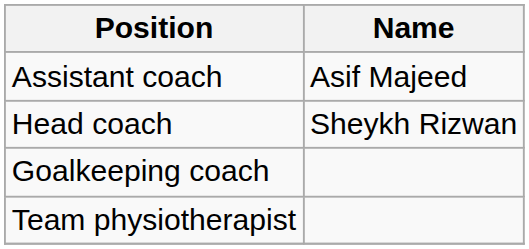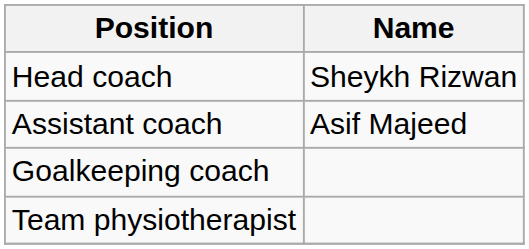rows swapped: (92, 123) <-> (117, 76)
